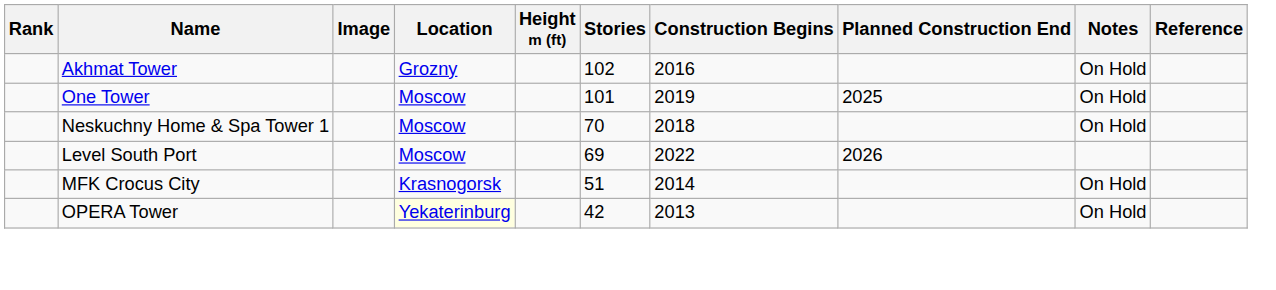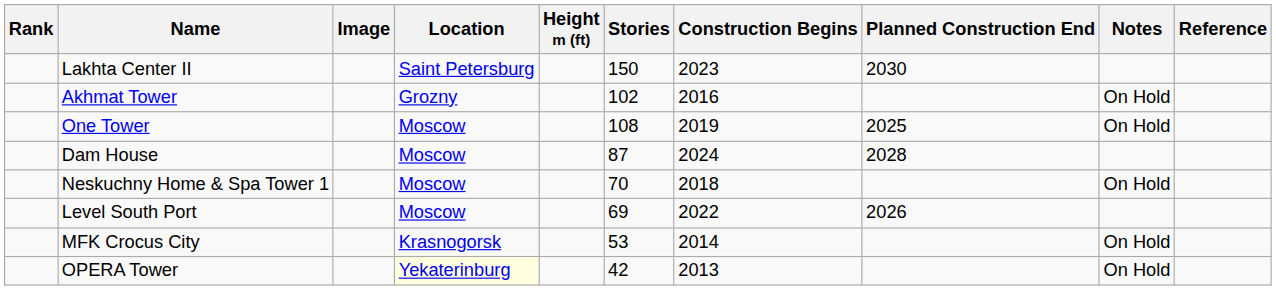+ row: (127, 68)
(599, 97) 101 -> (623, 126) 108
+ row: (110, 155)
(594, 184) 51 -> (618, 241) 53
